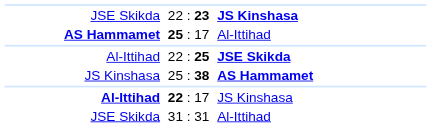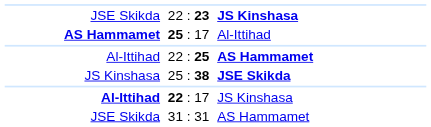(254, 56) JSE Skikda -> (265, 56) AS Hammamet
(265, 75) AS Hammamet -> (254, 75) JSE Skikda
(244, 116) Al-Ittihad -> (263, 116) AS Hammamet
